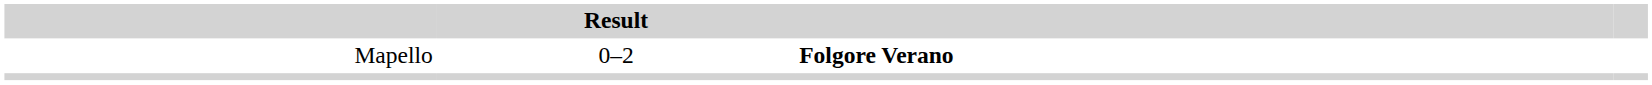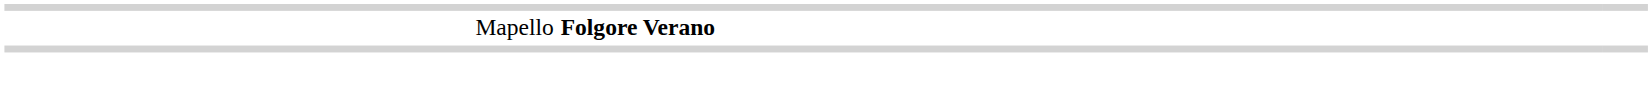- column: (616, 20)
